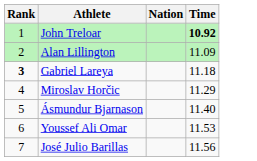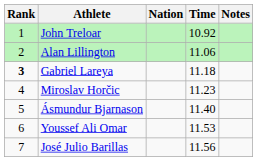+ column: (236, 14)
(202, 33) bold -> (202, 33) normal
(202, 52) 11.09 -> (202, 52) 11.06
(202, 90) 11.29 -> (202, 90) 11.23
